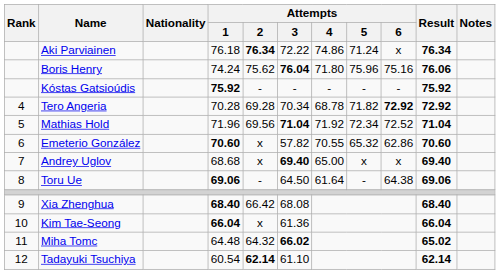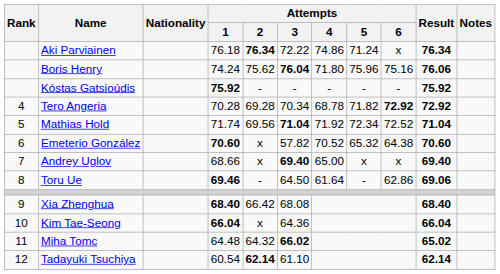(225, 124) 71.96 -> (225, 124) 71.74
(329, 143) 70.55 -> (329, 143) 70.52
(399, 143) 62.86 -> (399, 143) 64.38
(225, 161) 68.68 -> (225, 161) 68.66
(225, 180) 69.06 -> (225, 180) 69.46
(399, 180) 64.38 -> (399, 180) 62.86
(295, 222) 61.36 -> (295, 222) 64.36
